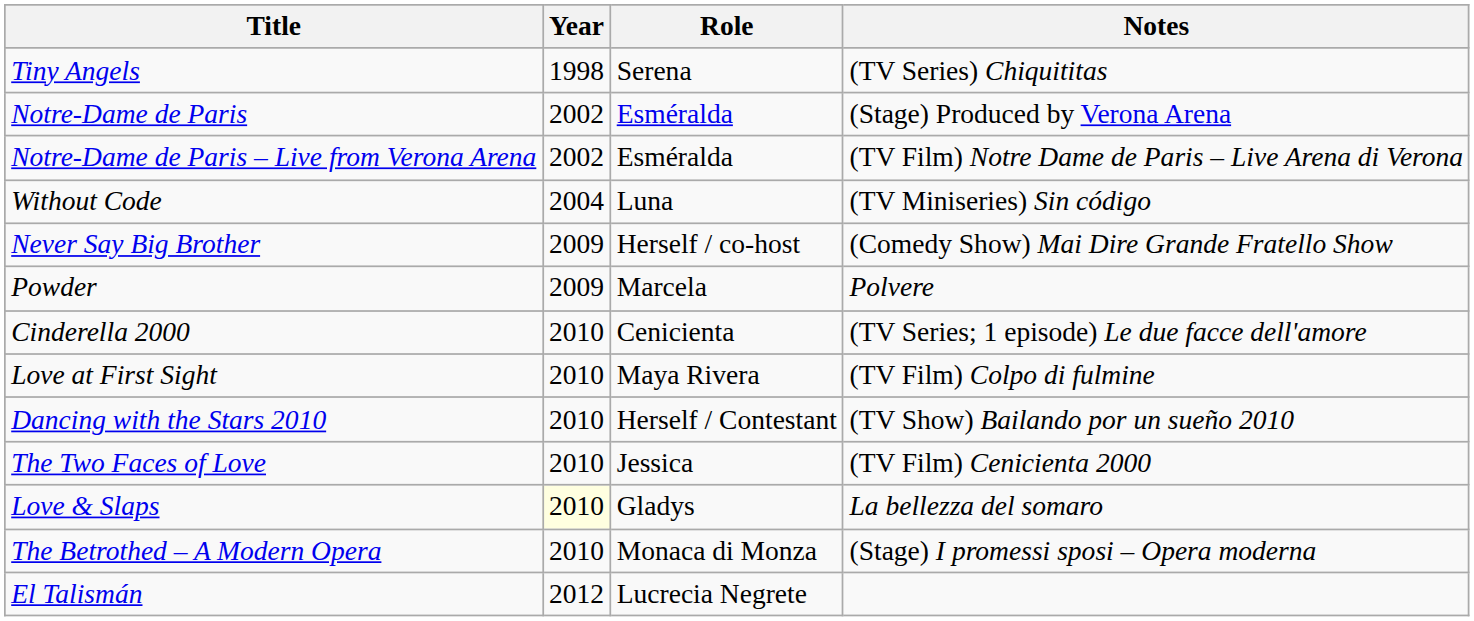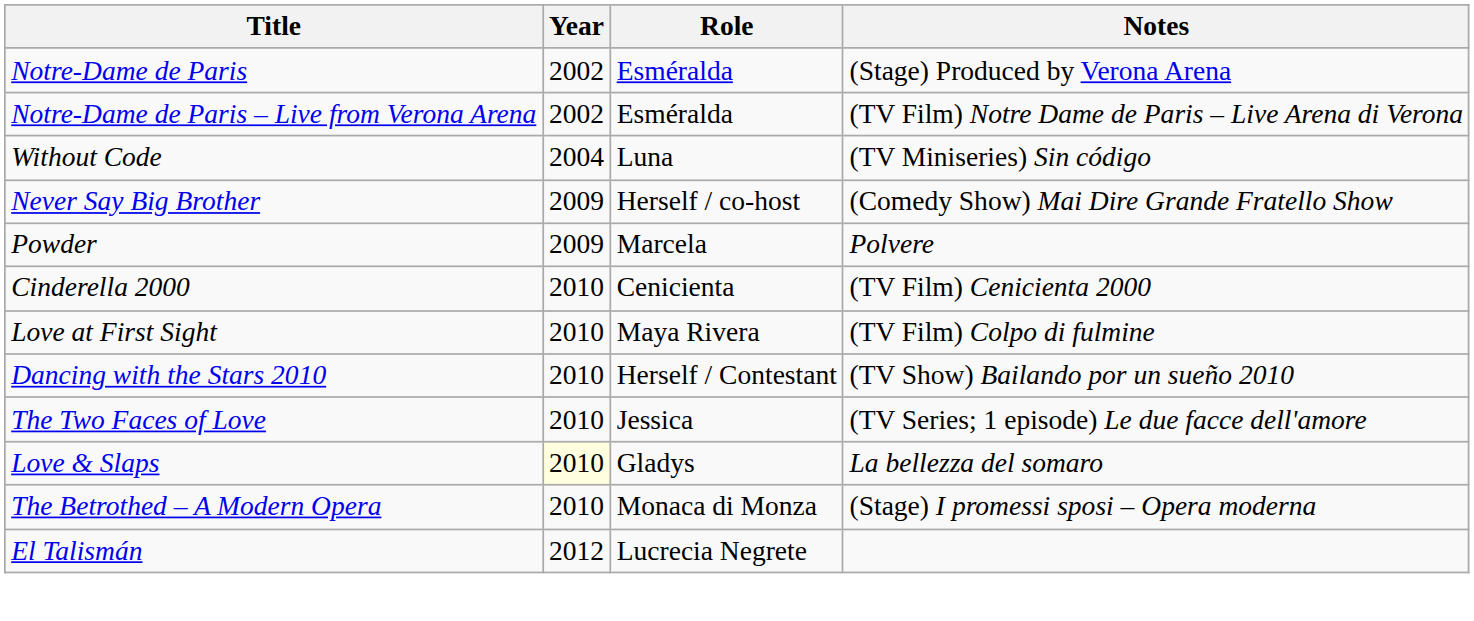- row: (76, 69)
(1108, 331) (TV Series; 1 episode) Le due facce dell'amore -> (1000, 288) (TV Film) Cenicienta 2000
(1000, 462) (TV Film) Cenicienta 2000 -> (1108, 419) (TV Series; 1 episode) Le due facce dell'amore
